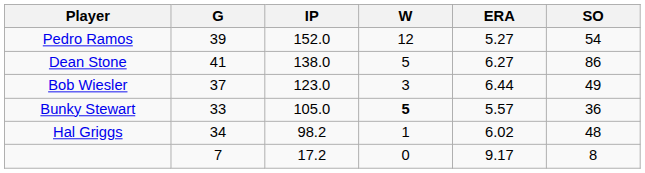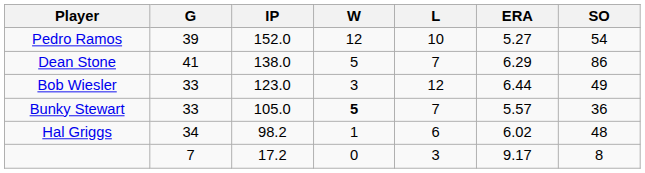+ column: (436, 16)
(499, 62) 6.27 -> (517, 62) 6.29
(218, 86) 37 -> (191, 86) 33
